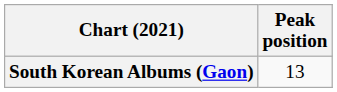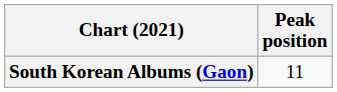(295, 71) 13 -> (295, 71) 11
